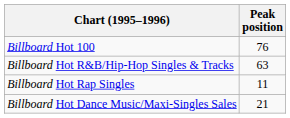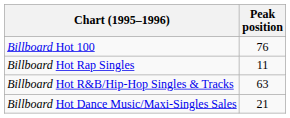rows swapped: (120, 65) <-> (71, 84)
